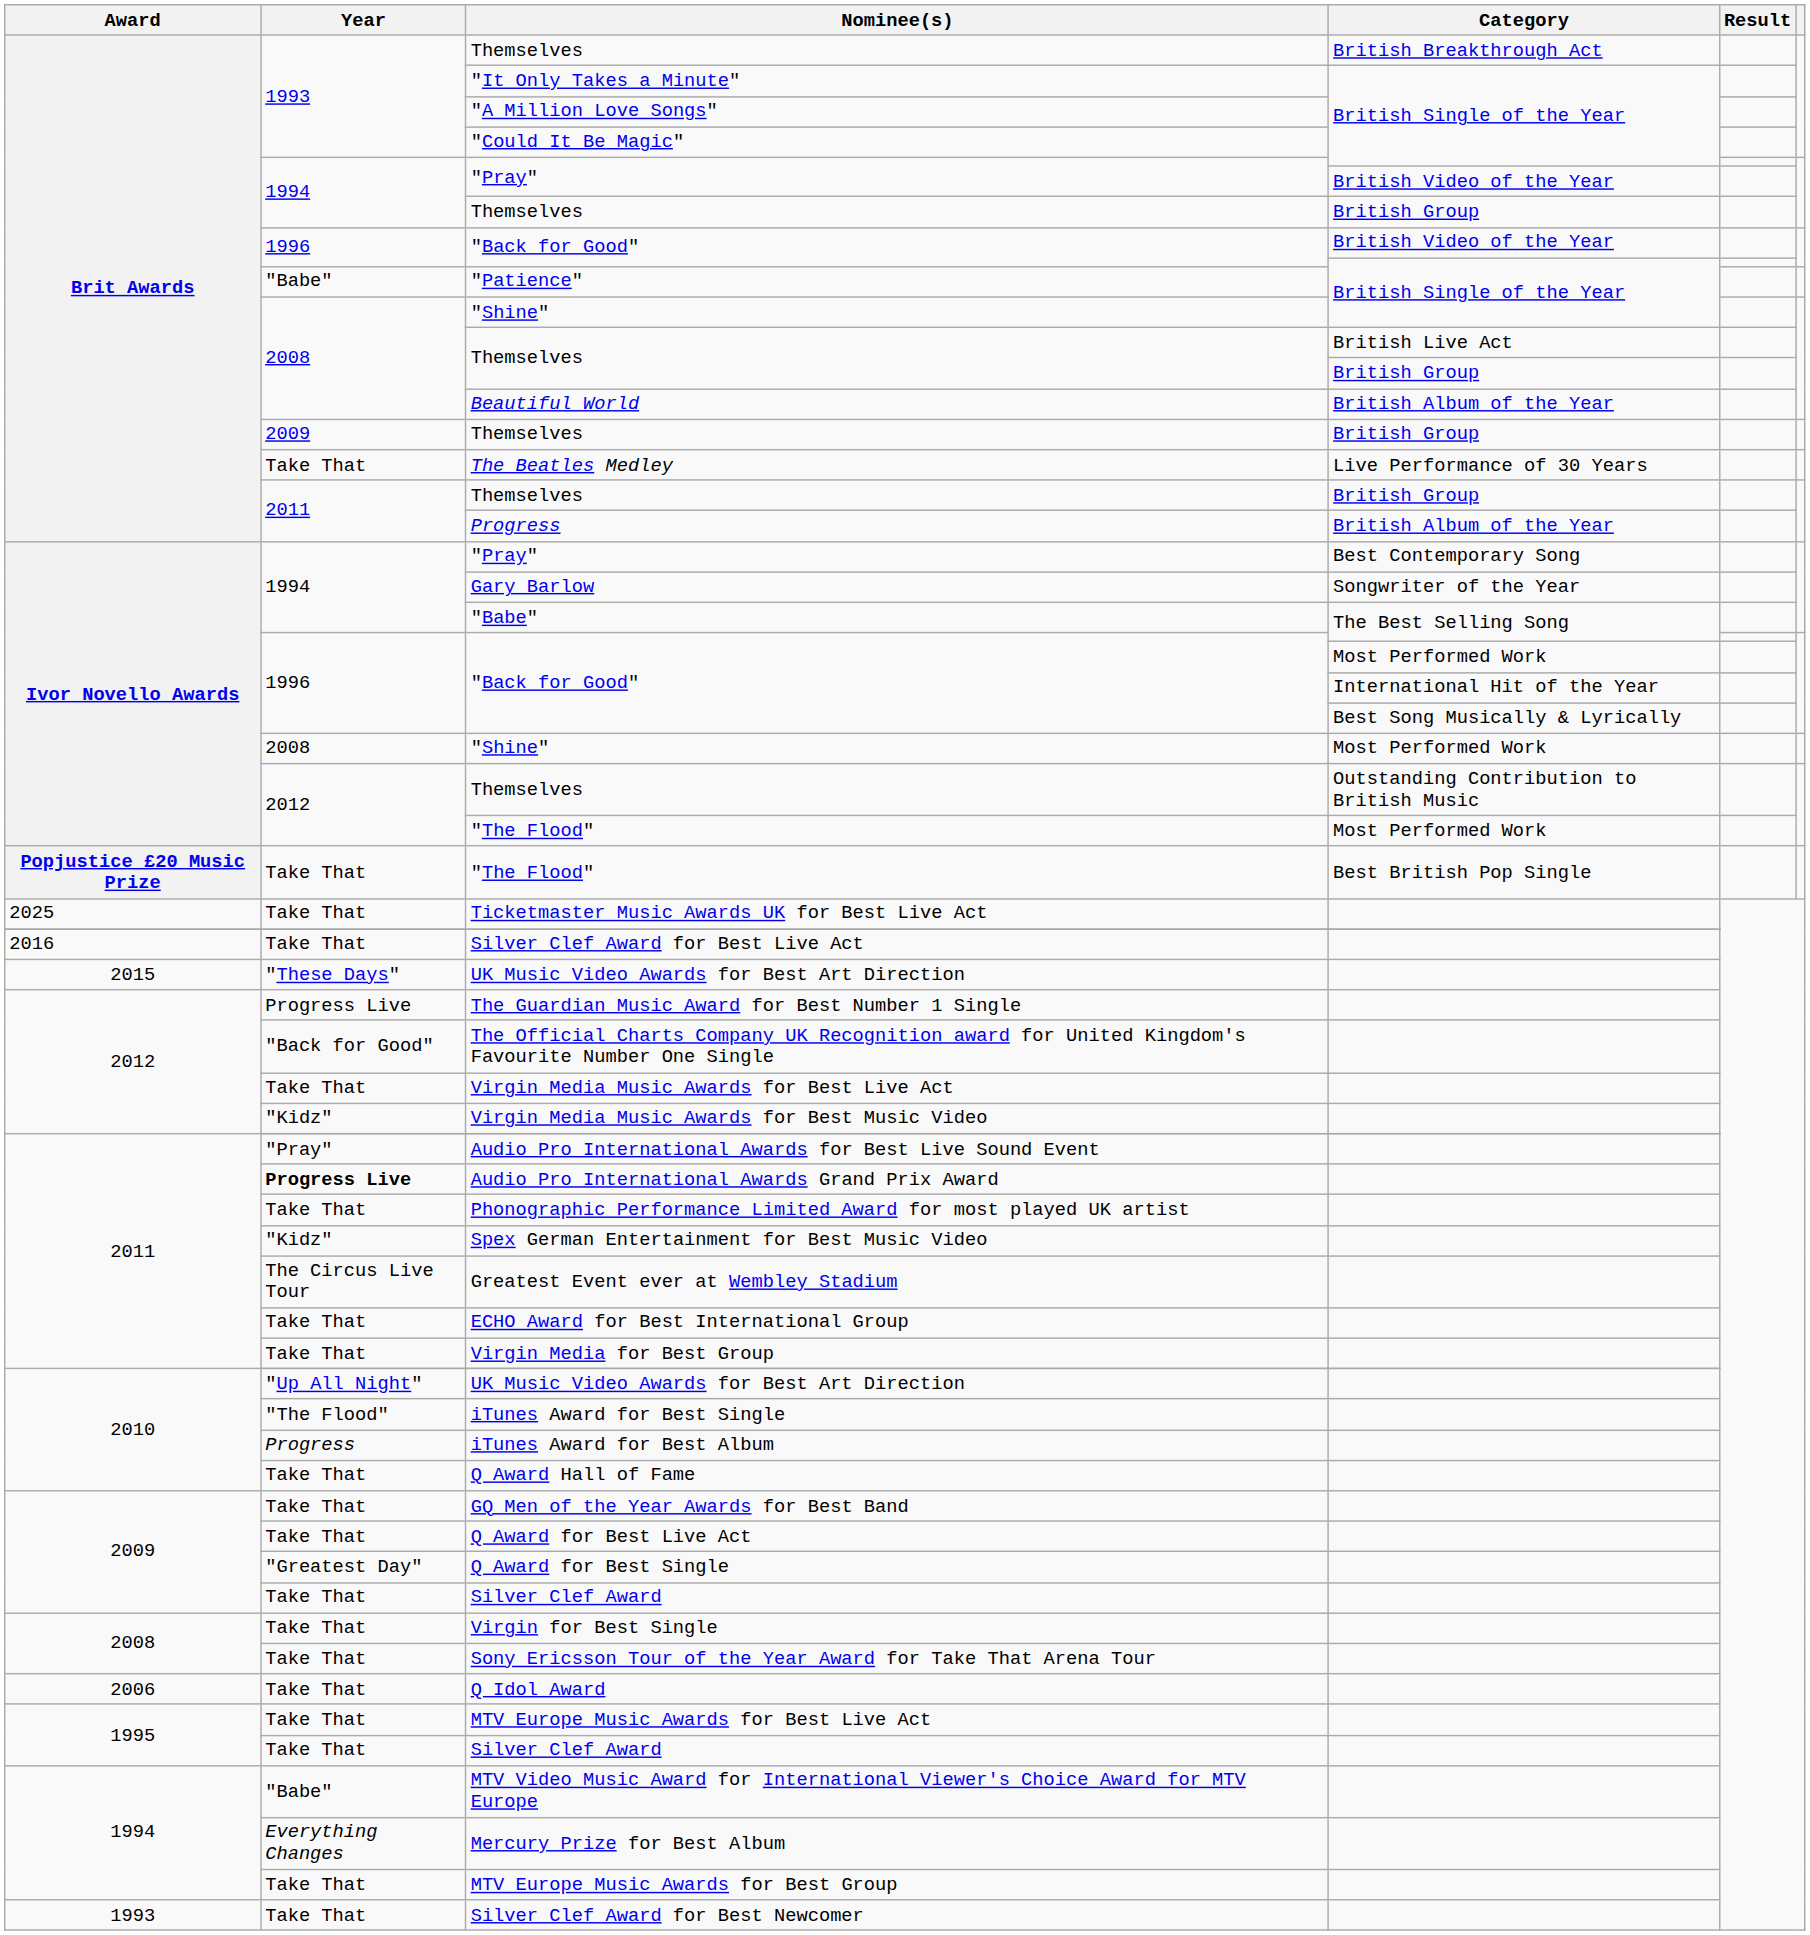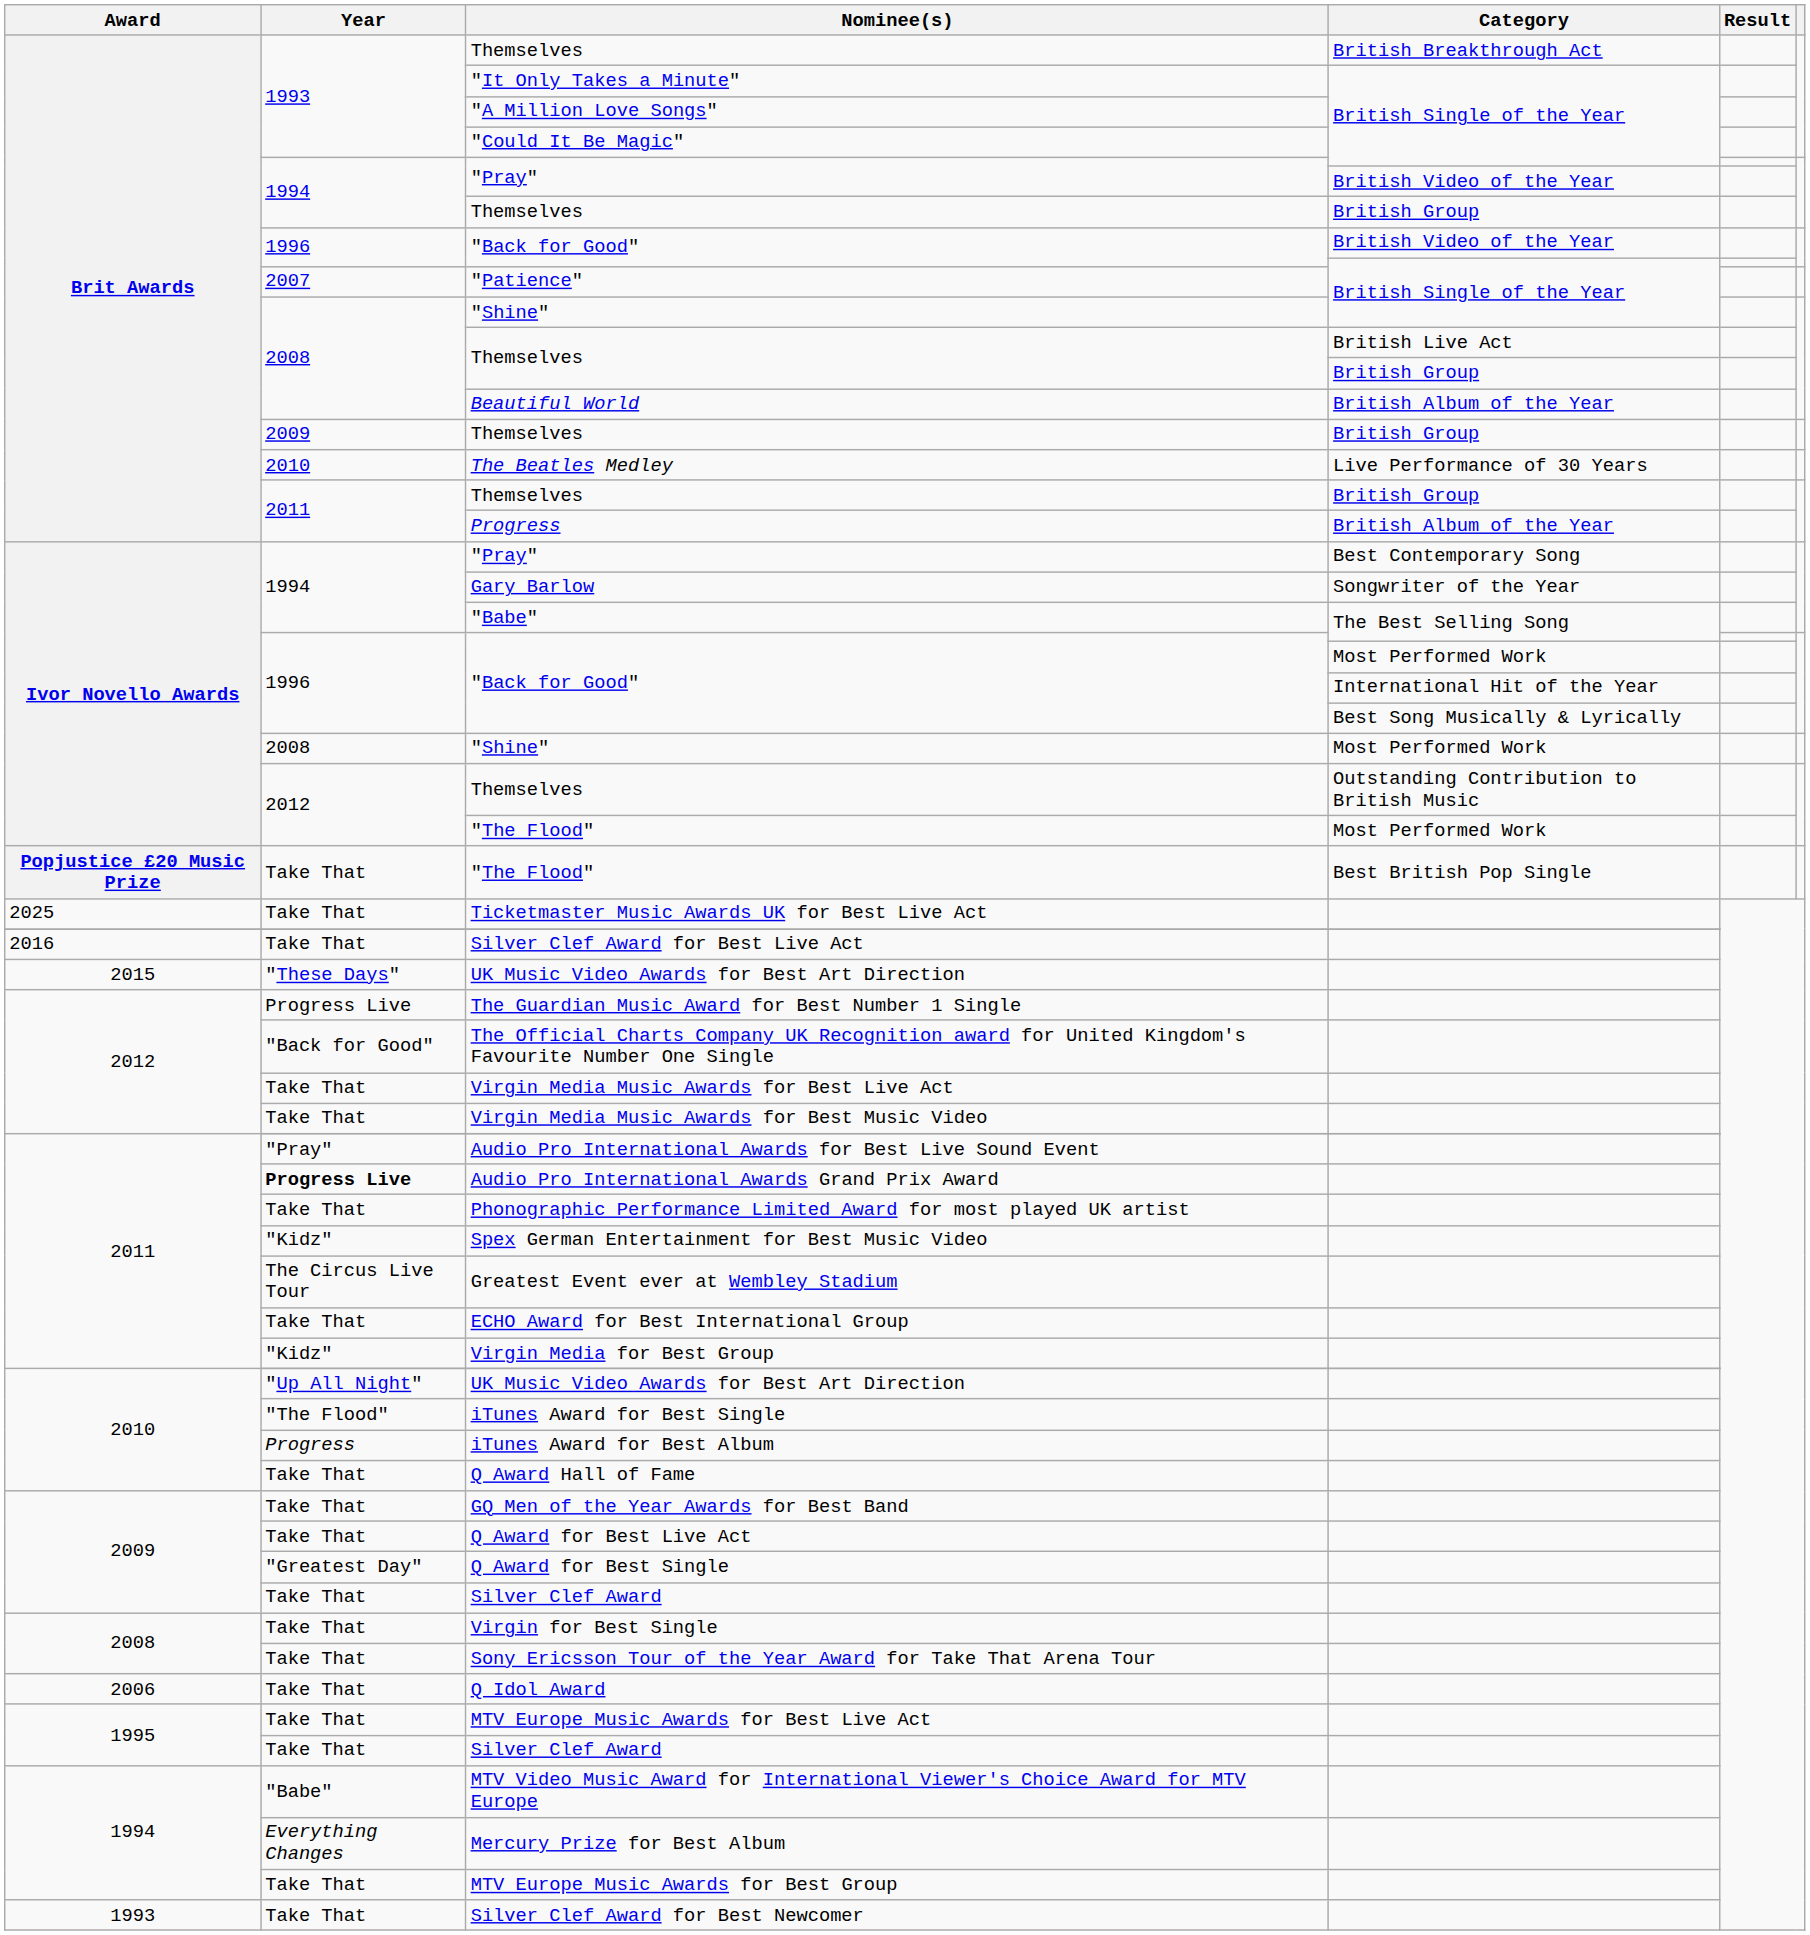(299, 282) "Babe" -> (288, 282) 2007
(316, 465) Take That -> (288, 465) 2010
(299, 1118) "Kidz" -> (316, 1118) Take That
(316, 1354) Take That -> (299, 1354) "Kidz"
